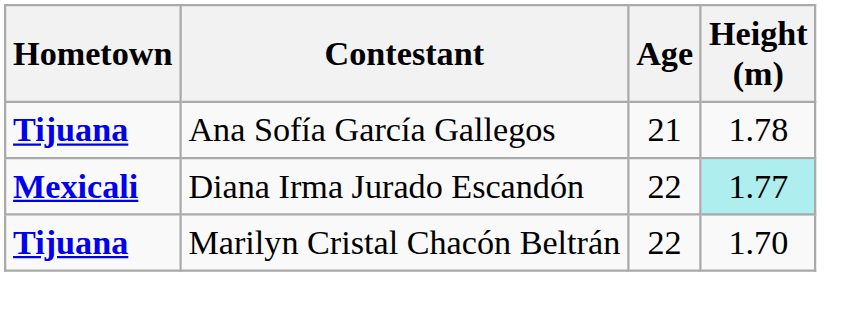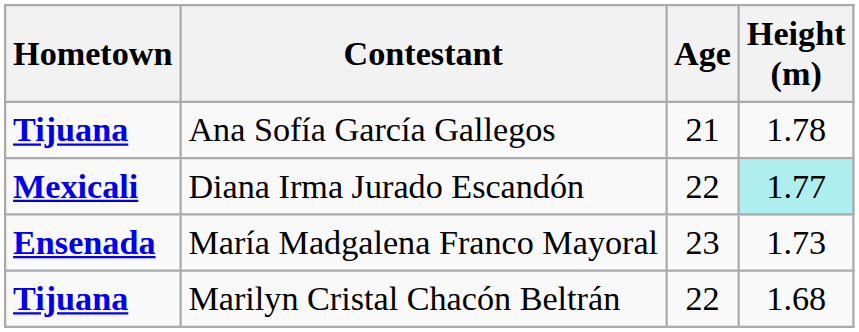+ row: (423, 242)
(758, 242) 1.70 -> (796, 298) 1.68
